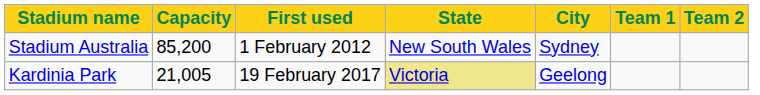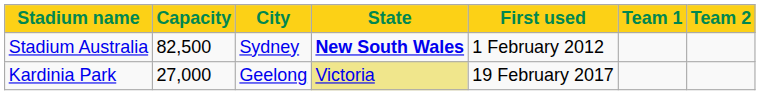columns swapped: (573, 18) <-> (310, 18)
(184, 47) 85,200 -> (184, 47) 82,500
(460, 47) normal -> (390, 47) bold
(184, 75) 21,005 -> (184, 75) 27,000
